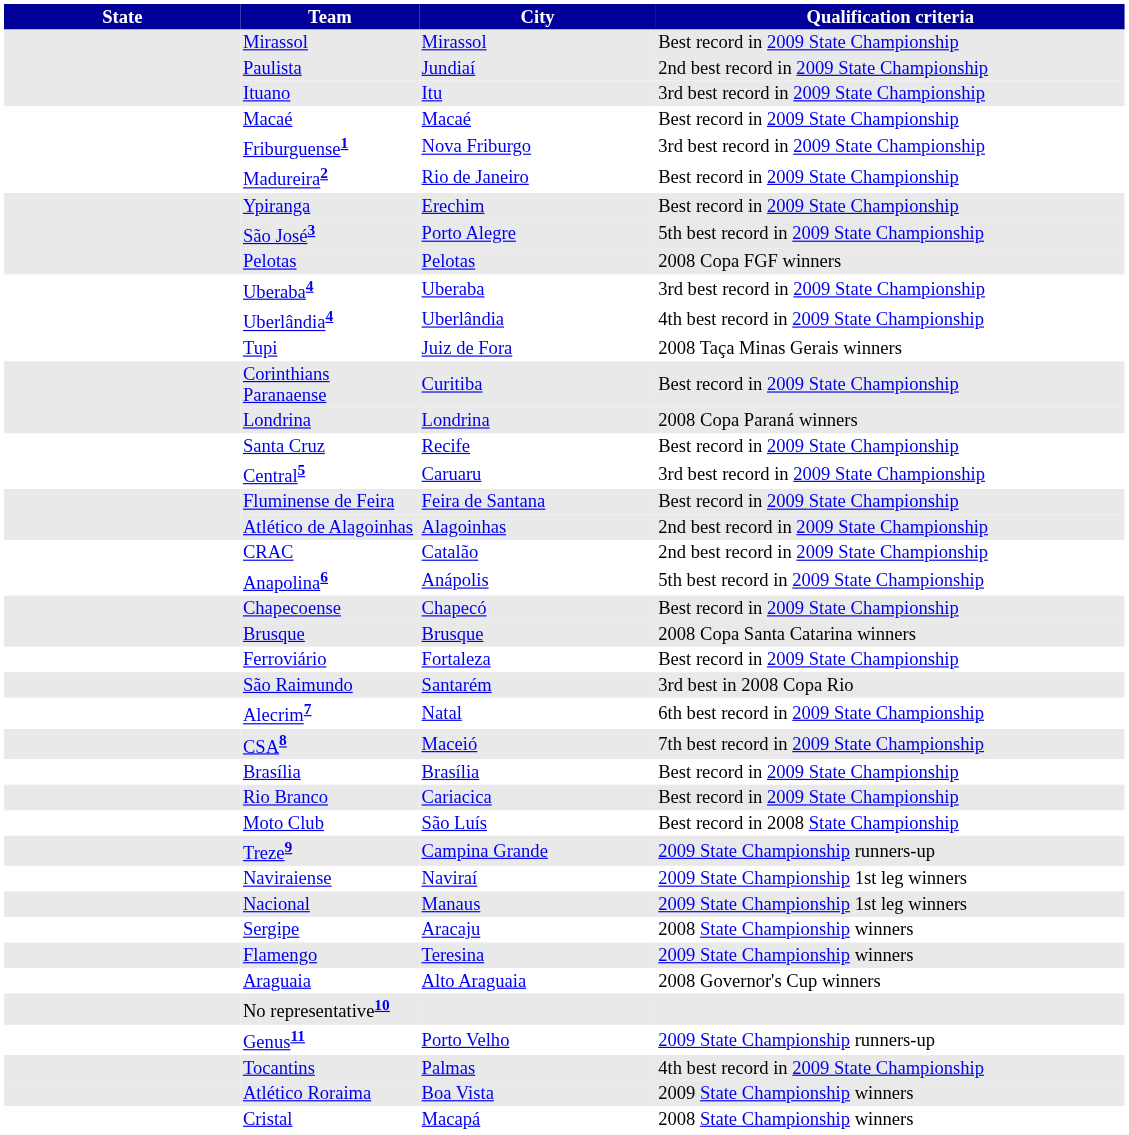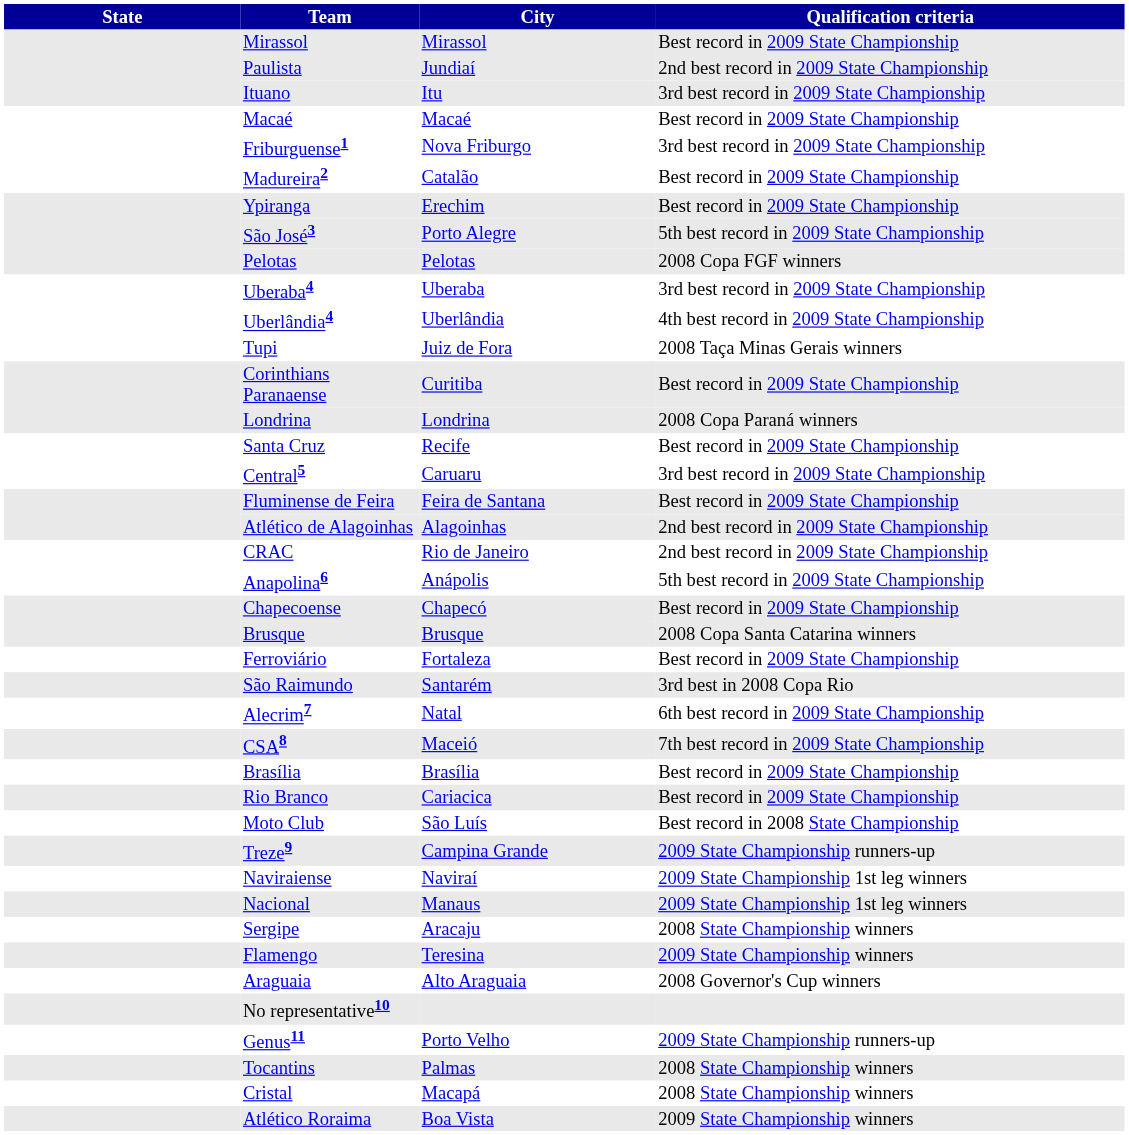(475, 177) Rio de Janeiro -> (450, 177) Catalão
(450, 552) Catalão -> (475, 552) Rio de Janeiro
(821, 1067) 4th best record in 2009 State Championship -> (786, 1067) 2008 State Championship winners
rows swapped: (268, 1118) <-> (307, 1093)
